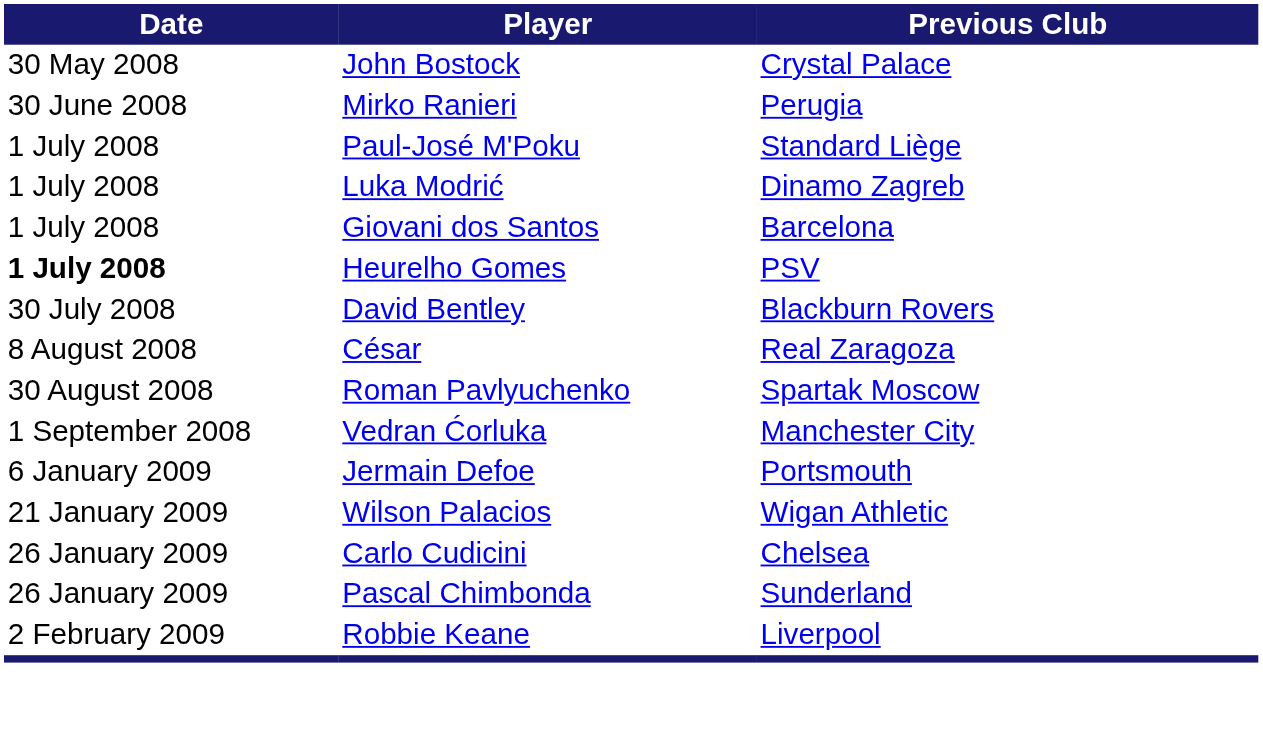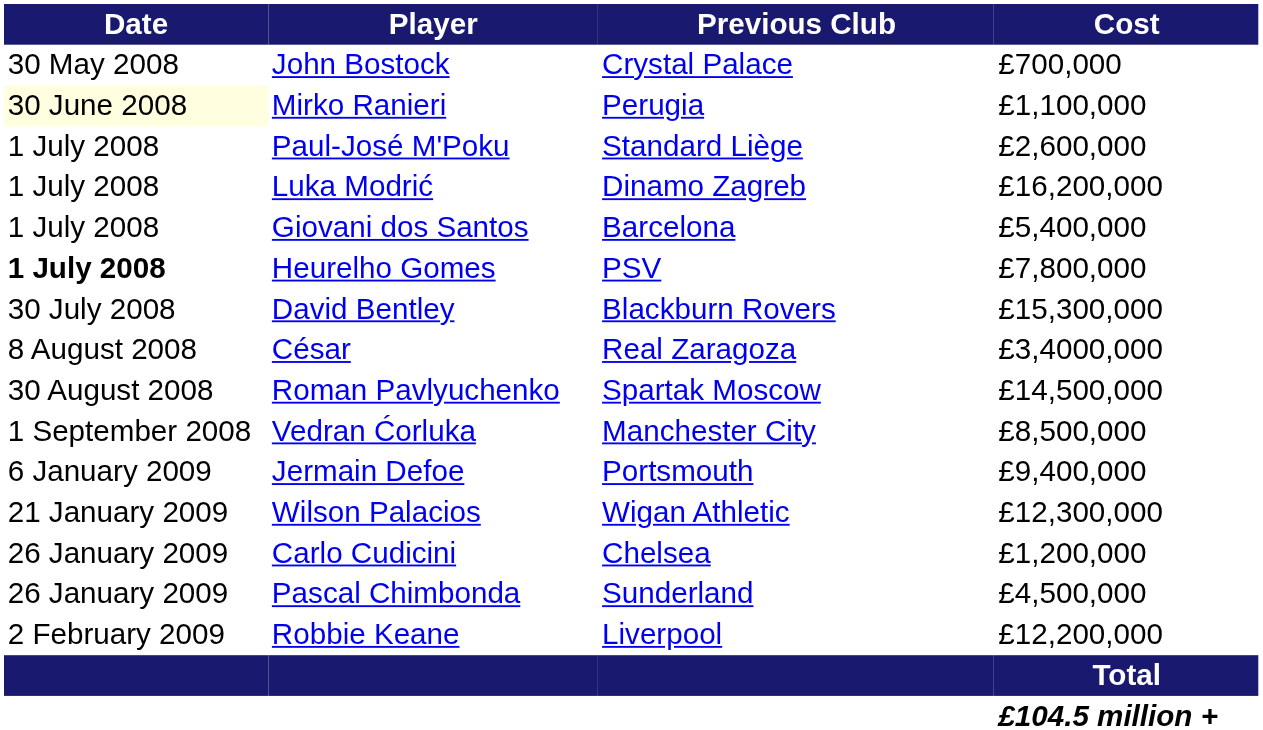+ column: (1127, 23)
(97, 105) no background -> (97, 105) lightyellow background
